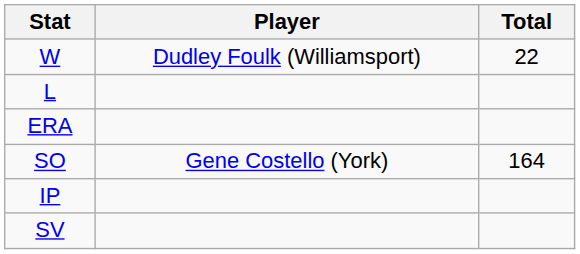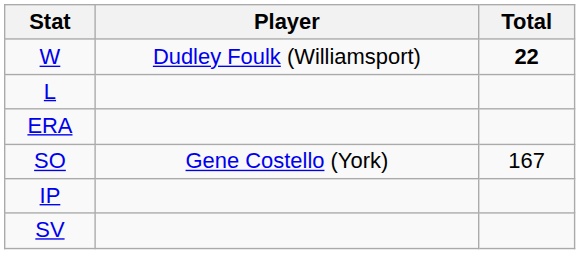(527, 56) normal -> (527, 56) bold
(527, 160) 164 -> (527, 160) 167
